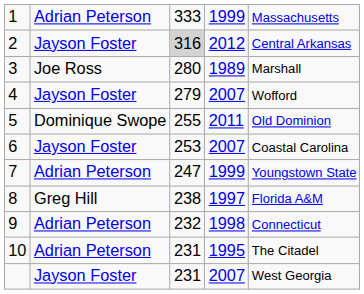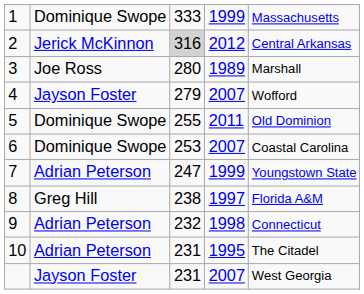(92, 17) Adrian Peterson -> (100, 17) Dominique Swope
(85, 43) Jayson Foster -> (94, 43) Jerick McKinnon
(85, 146) Jayson Foster -> (100, 146) Dominique Swope
